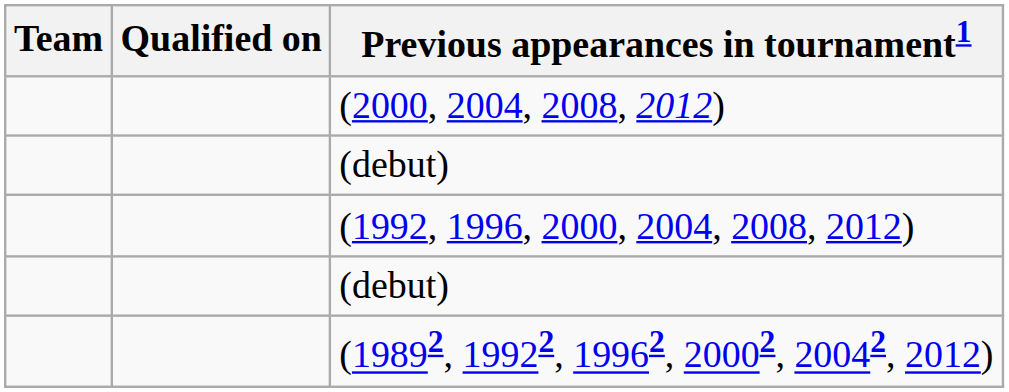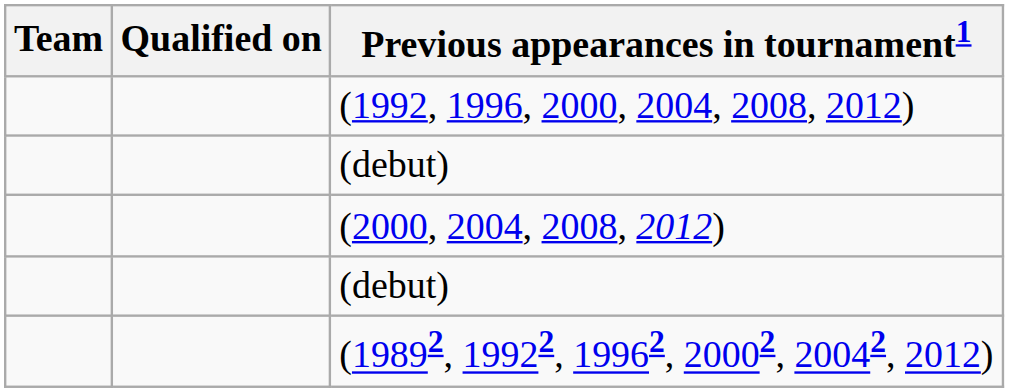rows swapped: (59, 226) <-> (59, 106)
